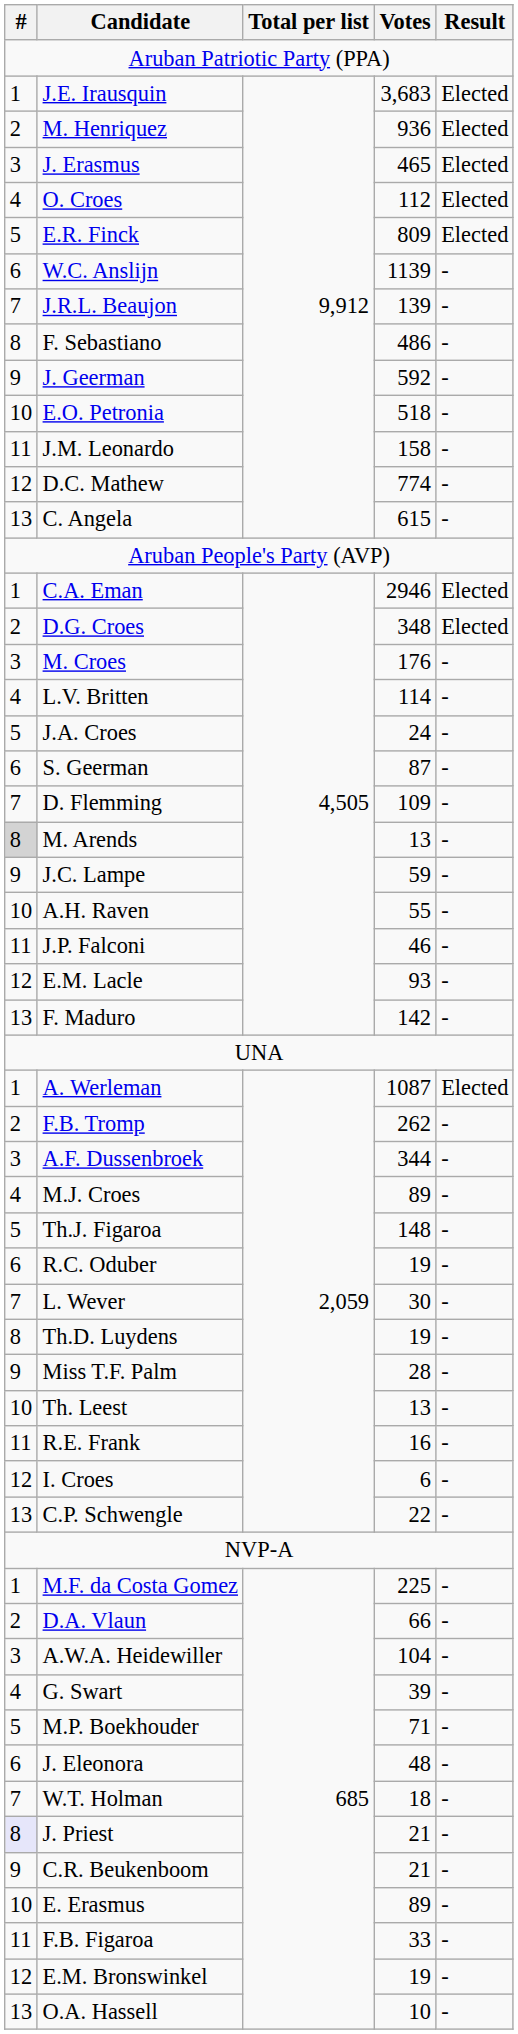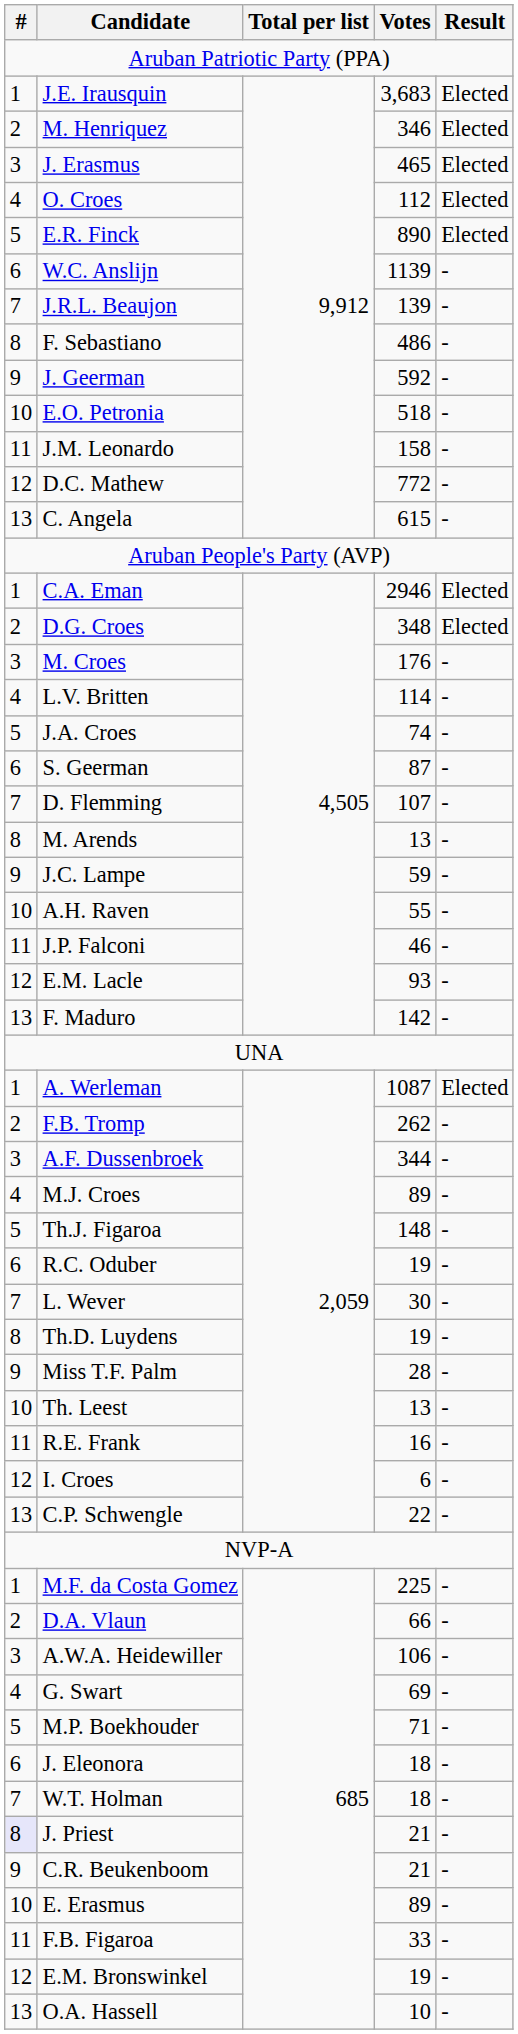(414, 128) 936 -> (414, 128) 346
(414, 235) 809 -> (414, 235) 890
(414, 484) 774 -> (414, 484) 772
(420, 732) 24 -> (420, 732) 74
(414, 803) 109 -> (414, 803) 107
(15, 839) lightgrey background -> (15, 839) no background
(414, 1656) 104 -> (414, 1656) 106
(420, 1691) 39 -> (420, 1691) 69
(420, 1762) 48 -> (420, 1762) 18
